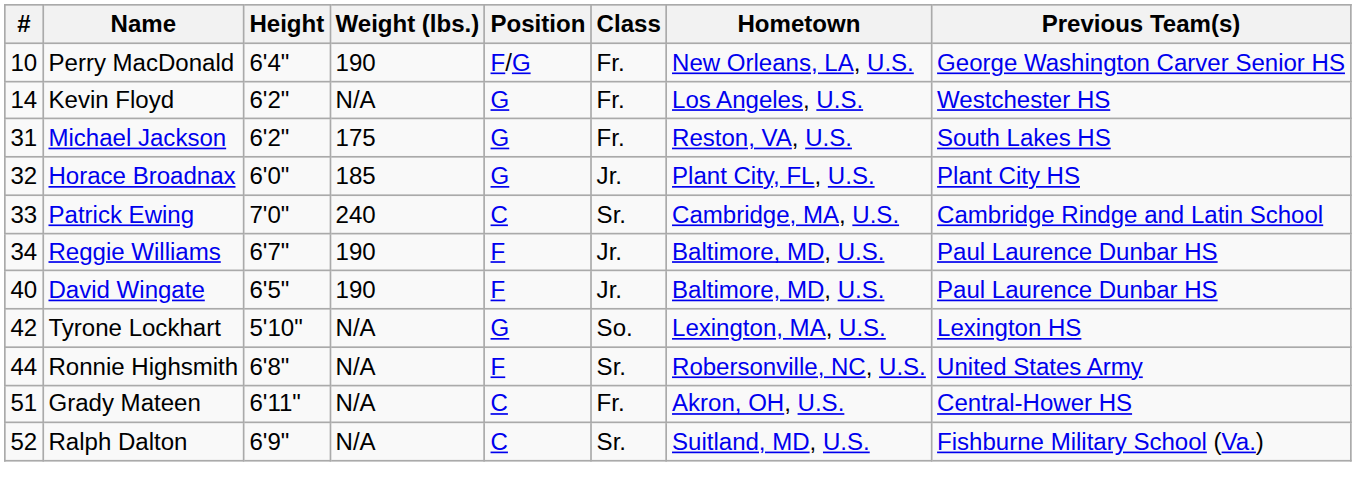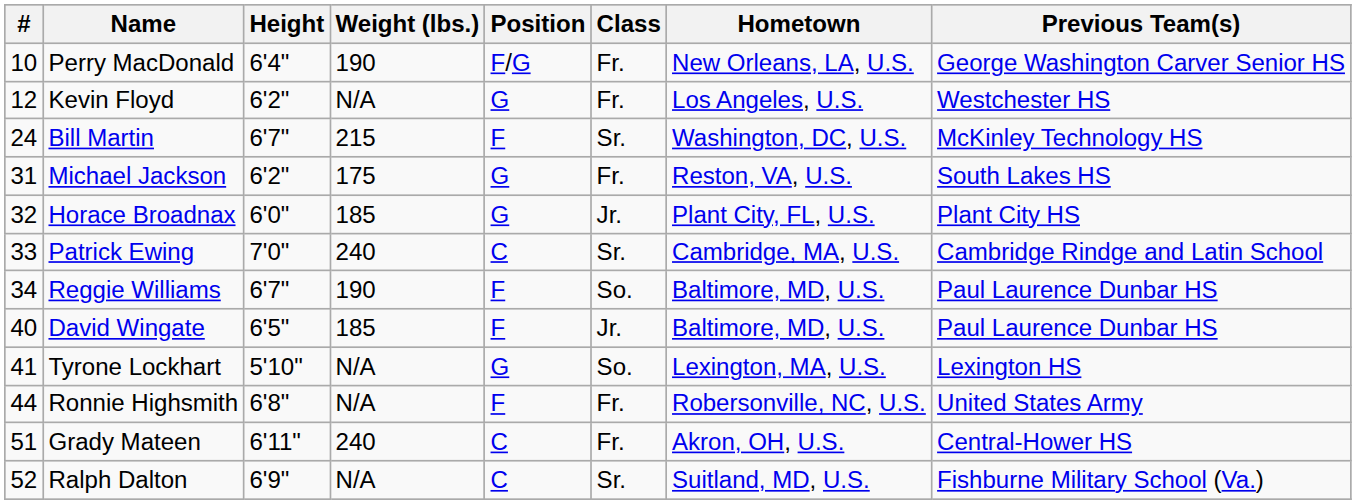(24, 100) 14 -> (24, 100) 12
+ row: (101, 138)
(609, 252) Jr. -> (615, 290) So.
(356, 290) 190 -> (356, 328) 185
(24, 328) 42 -> (24, 366) 41
(611, 366) Sr. -> (611, 404) Fr.
(356, 404) N/A -> (356, 442) 240
